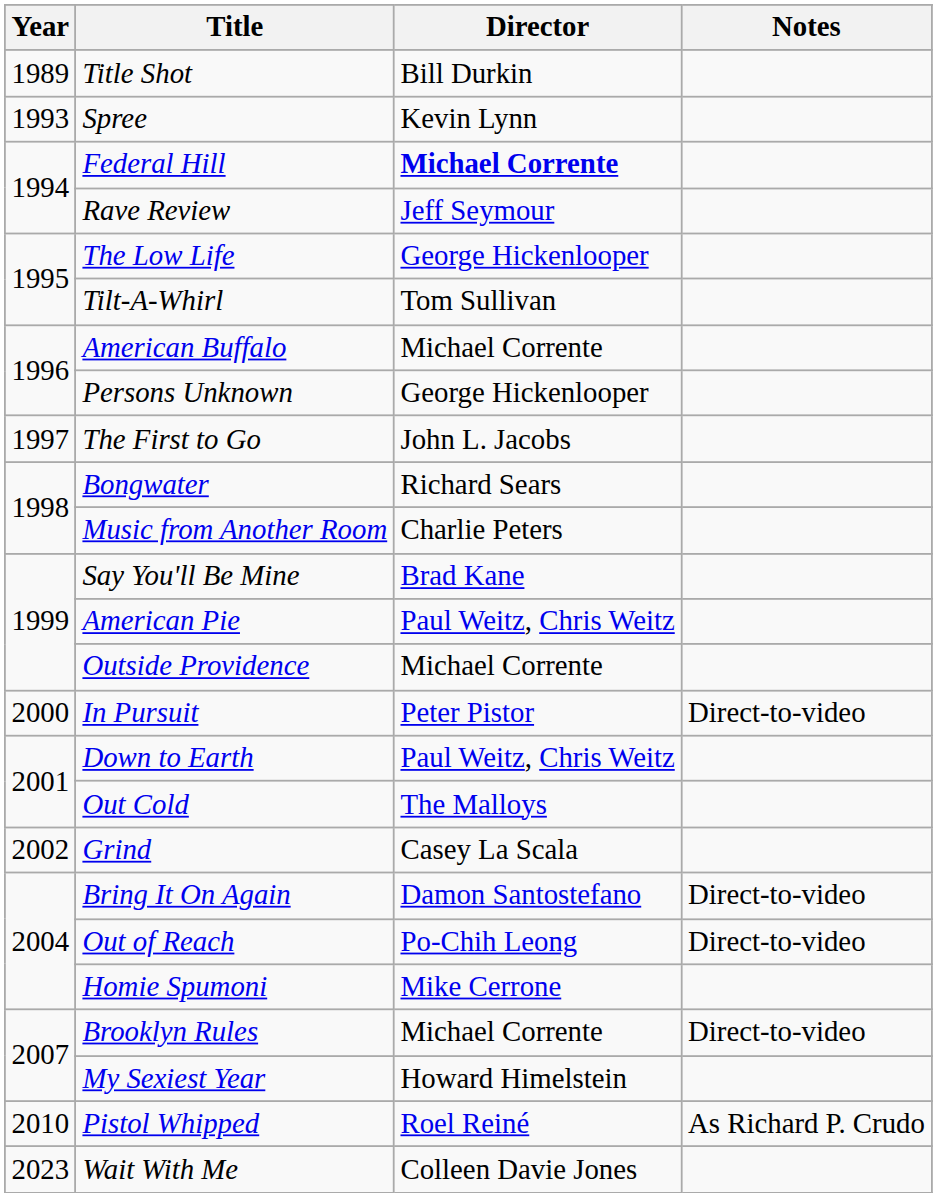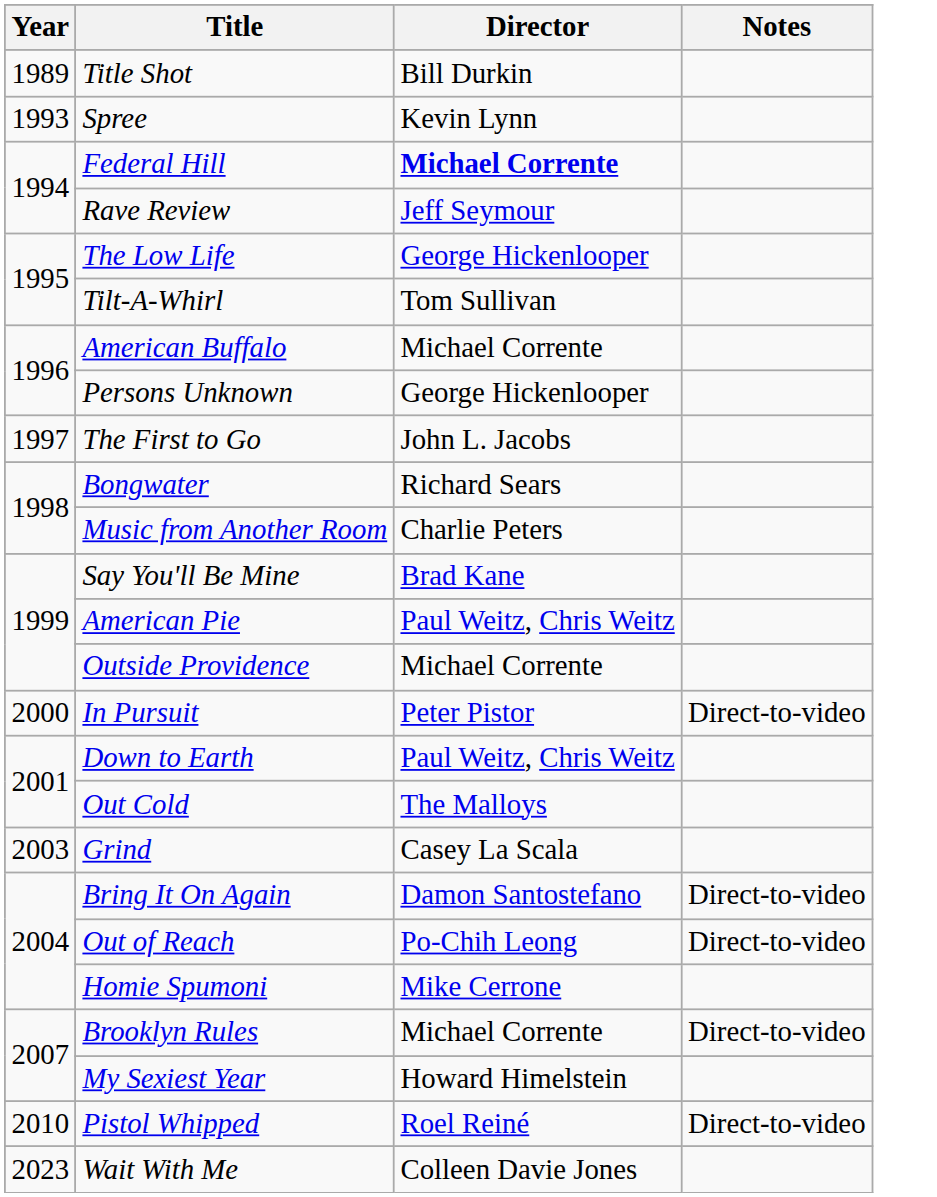(40, 849) 2002 -> (40, 849) 2003
(806, 1123) As Richard P. Crudo -> (777, 1123) Direct-to-video
